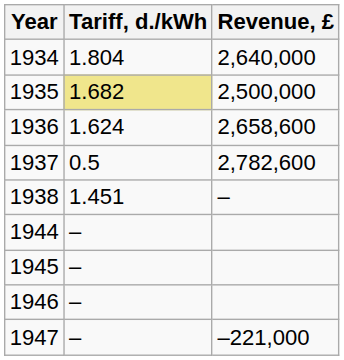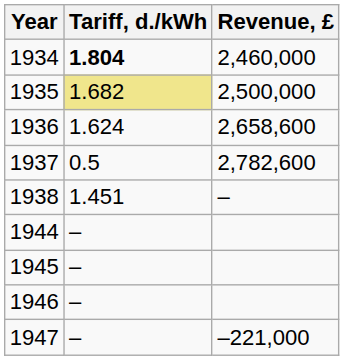(97, 57) normal -> (97, 57) bold
(267, 57) 2,640,000 -> (267, 57) 2,460,000
